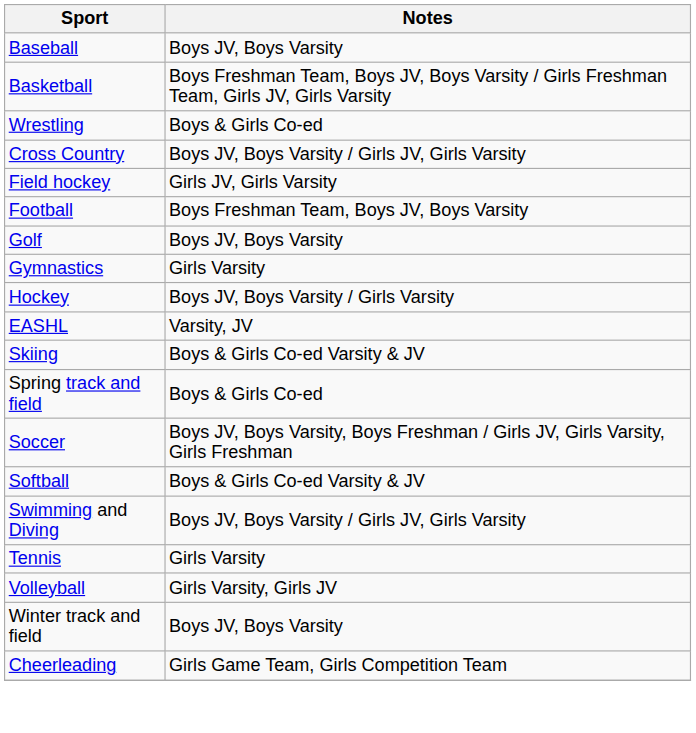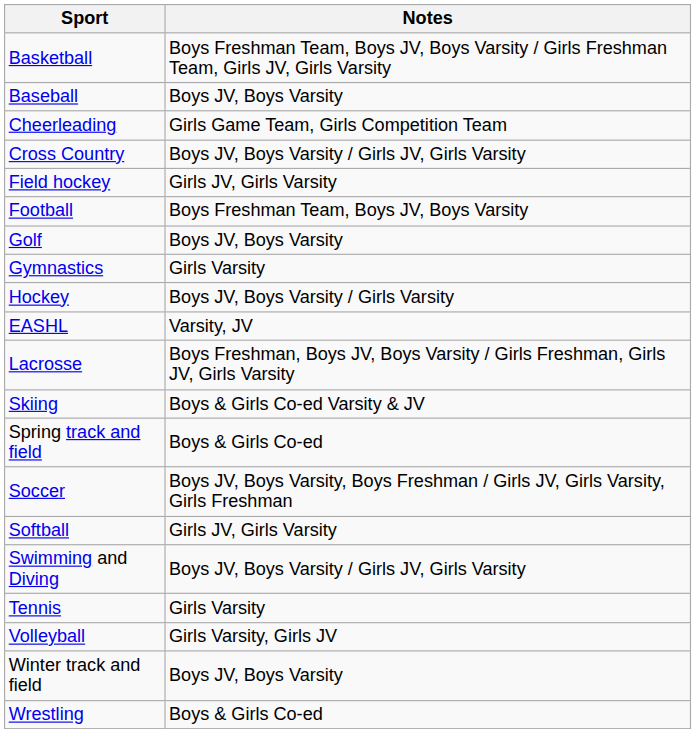rows swapped: (43, 47) <-> (50, 86)
rows swapped: (63, 665) <-> (46, 125)
+ row: (45, 364)
(297, 481) Boys & Girls Co-ed Varsity & JV -> (253, 530) Girls JV, Girls Varsity
